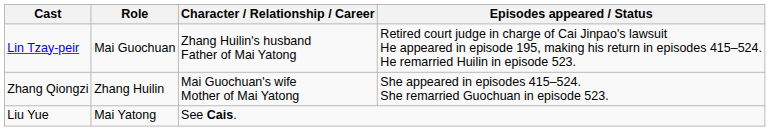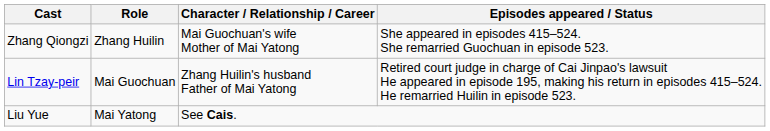rows swapped: (43, 48) <-> (48, 89)
